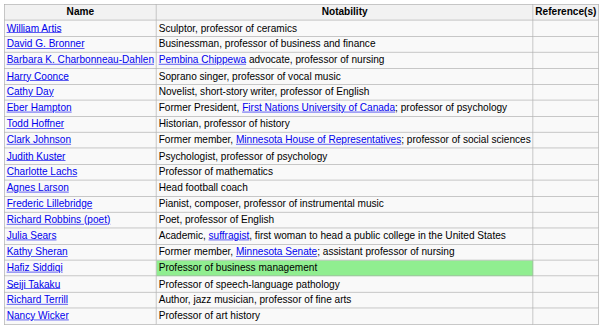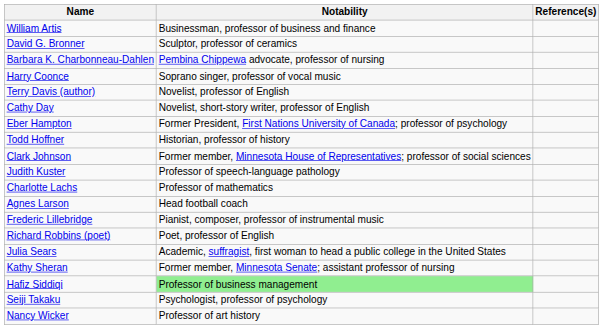(228, 28) Sculptor, professor of ceramics -> (267, 28) Businessman, professor of business and finance
(267, 44) Businessman, professor of business and finance -> (228, 44) Sculptor, professor of ceramics
+ row: (51, 92)
(243, 156) Psychologist, professor of psychology -> (249, 172) Professor of speech-language pathology
(249, 284) Professor of speech-language pathology -> (243, 300) Psychologist, professor of psychology
- row: (37, 300)
